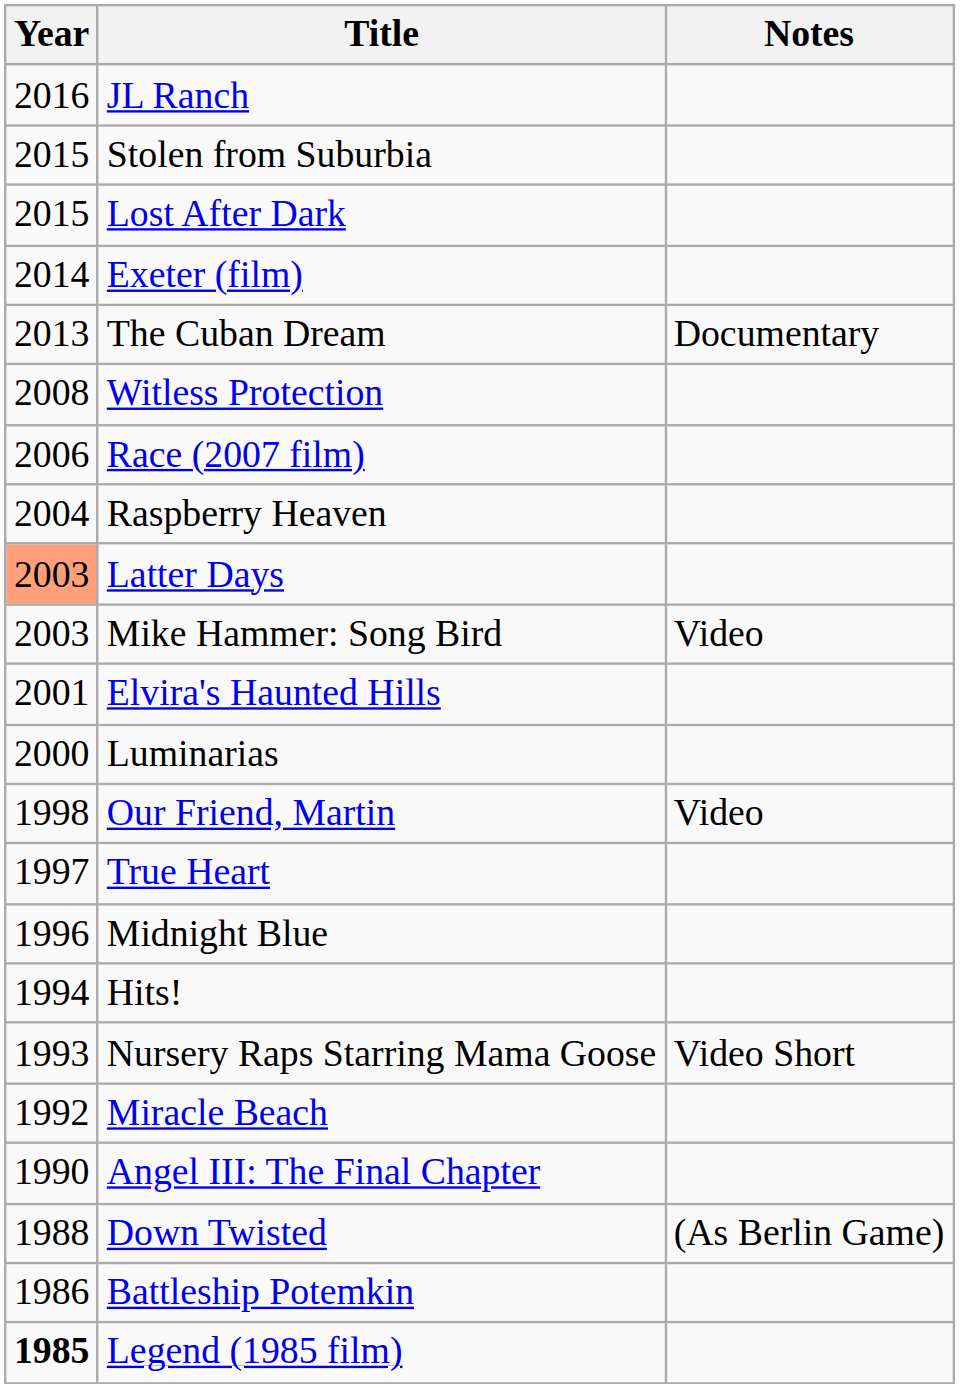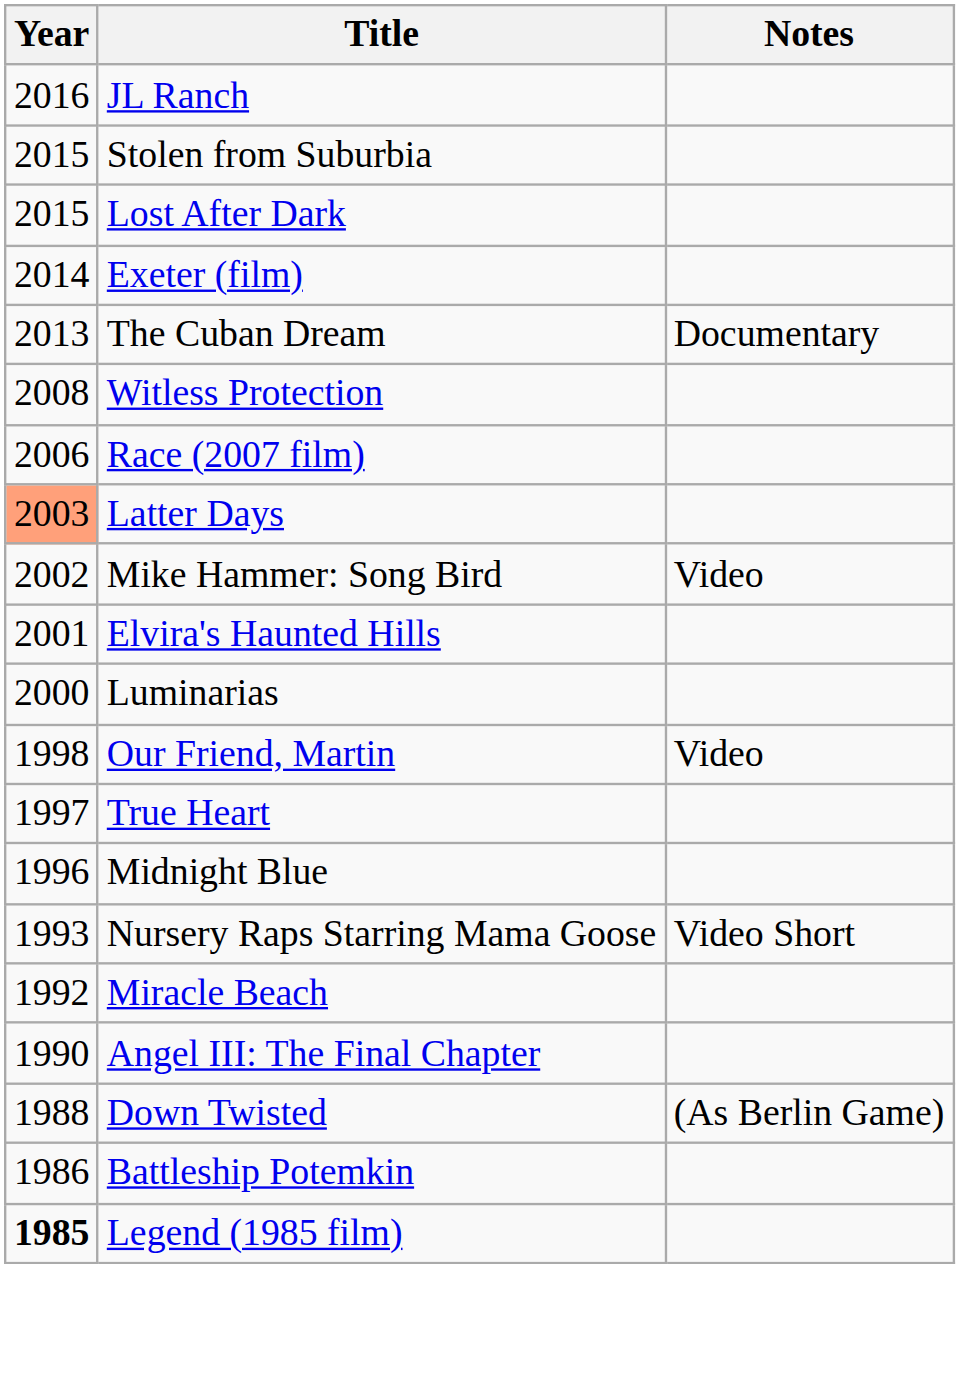- row: (247, 513)
(52, 633) 2003 -> (52, 573) 2002
- row: (145, 992)
